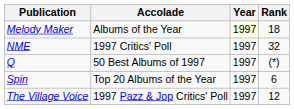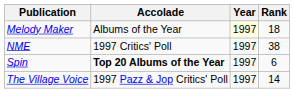(274, 46) 32 -> (274, 46) 38
- row: (11, 63)
(155, 79) normal -> (159, 63) bold
(274, 96) 12 -> (274, 79) 14
